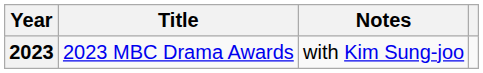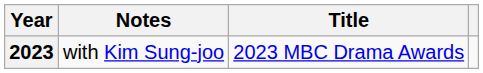columns swapped: (178, 20) <-> (384, 20)
